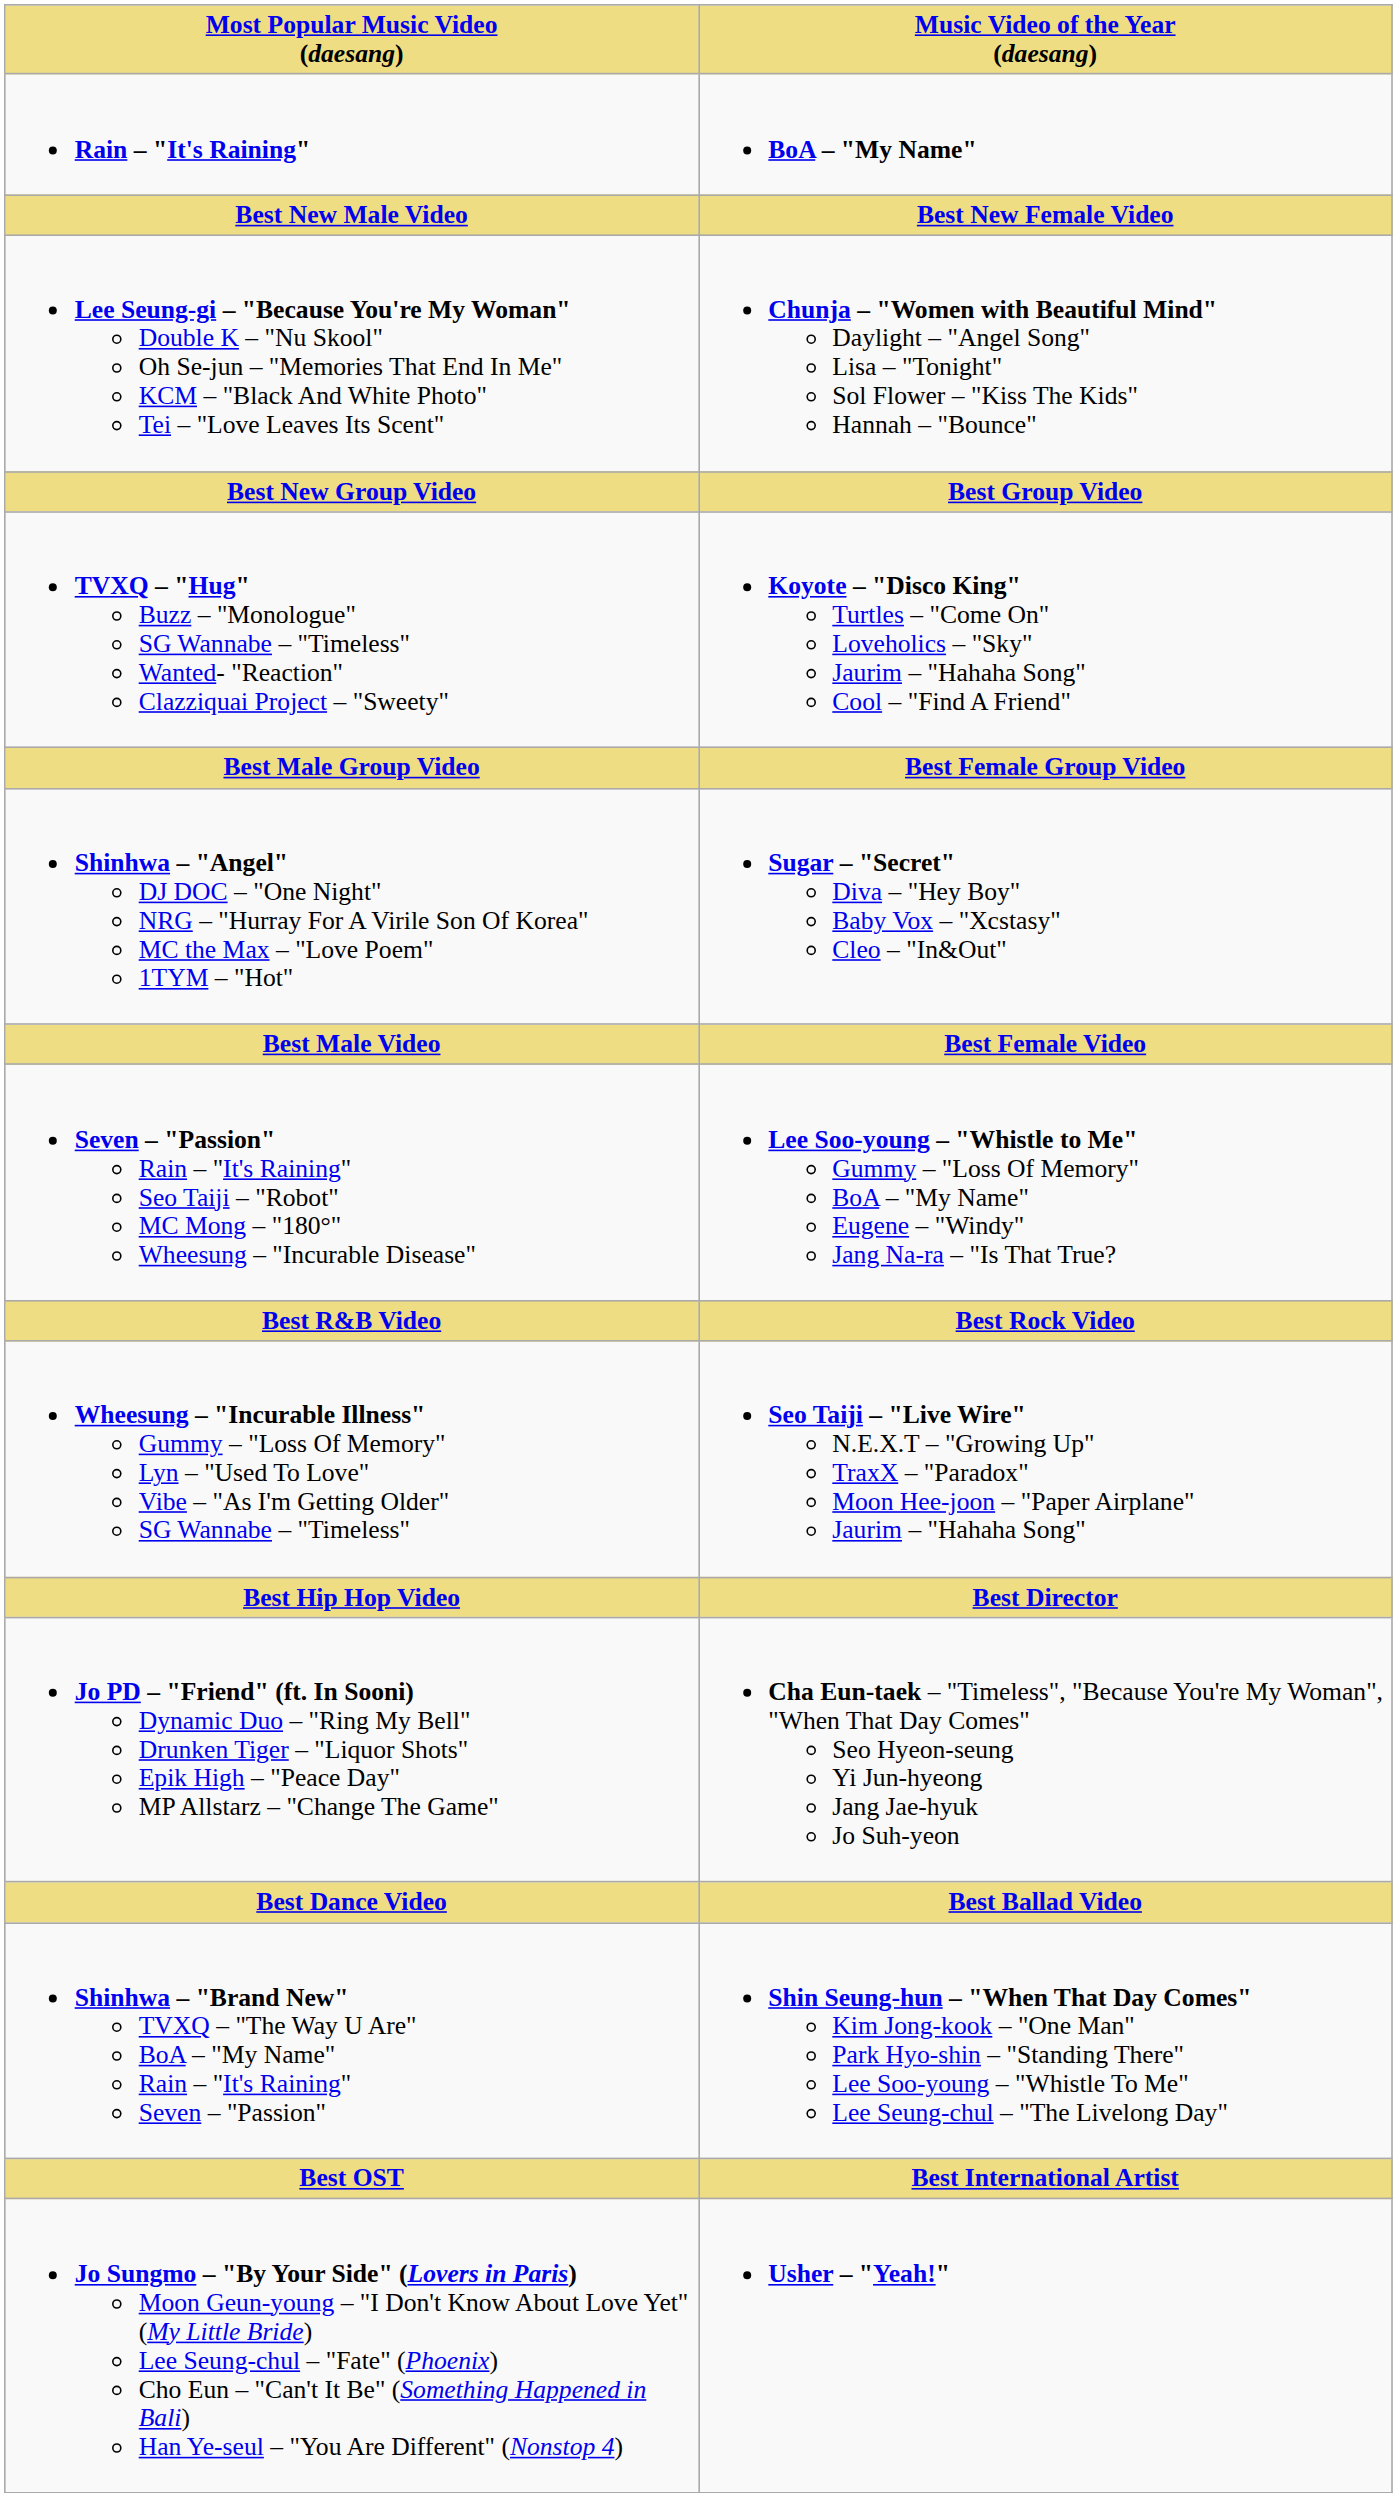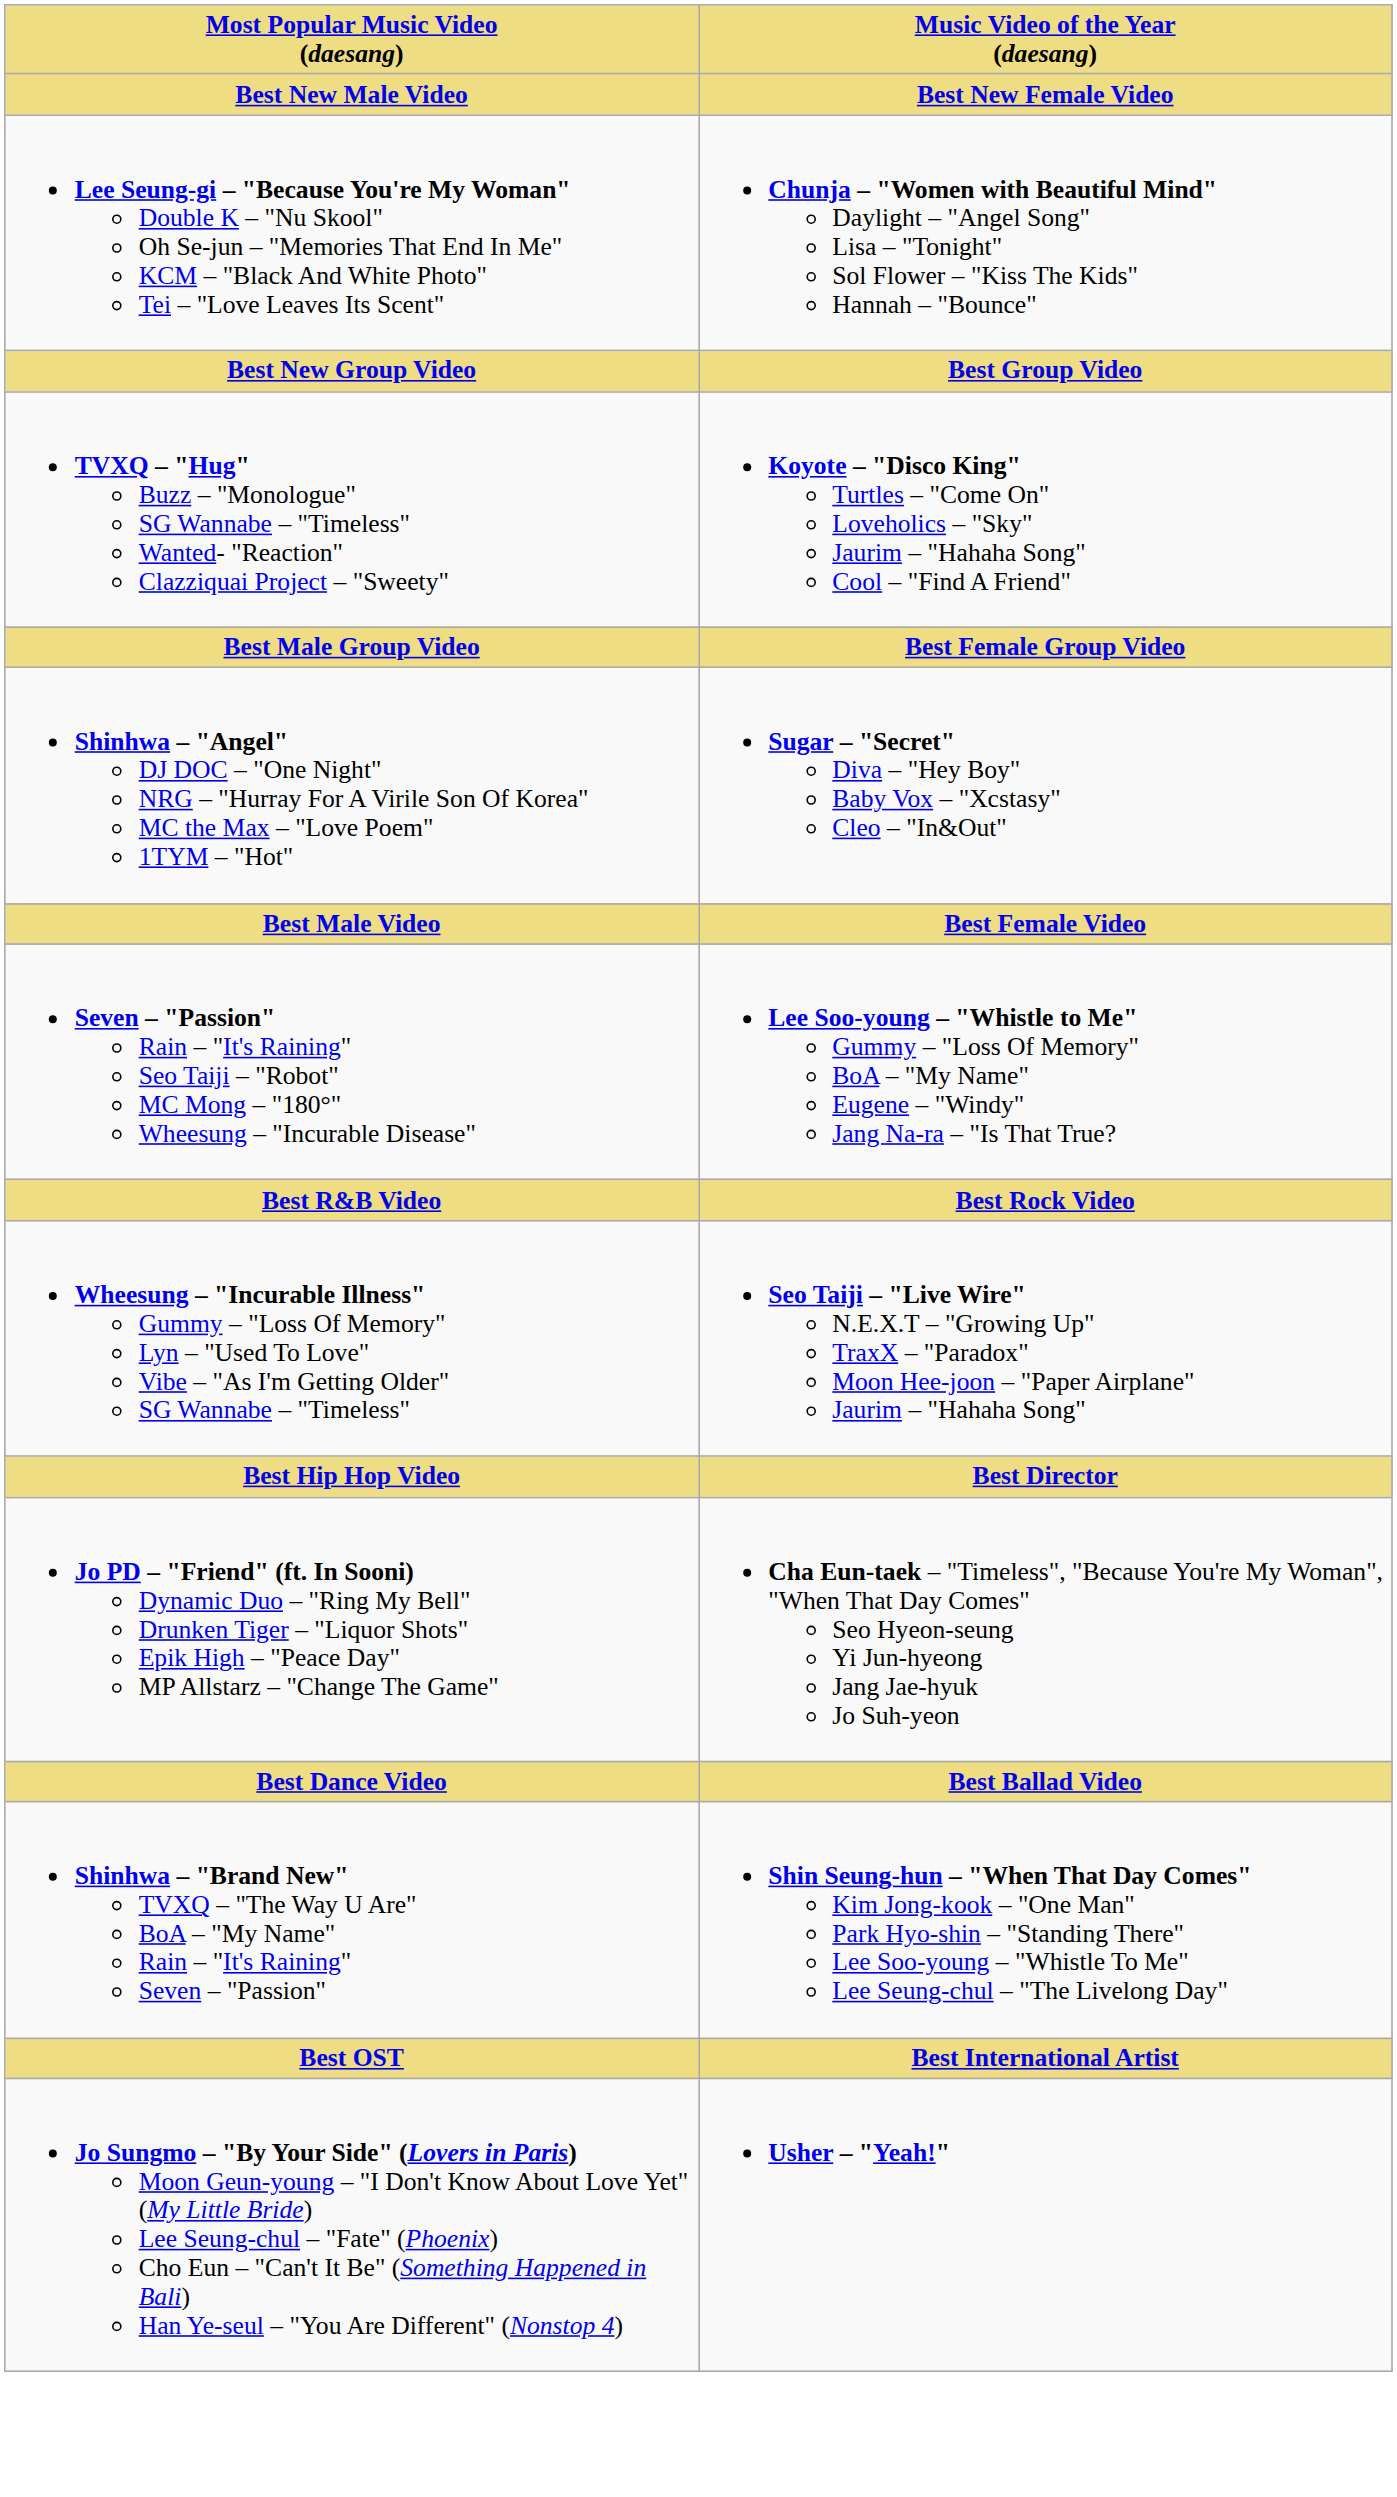- row: (352, 149)
